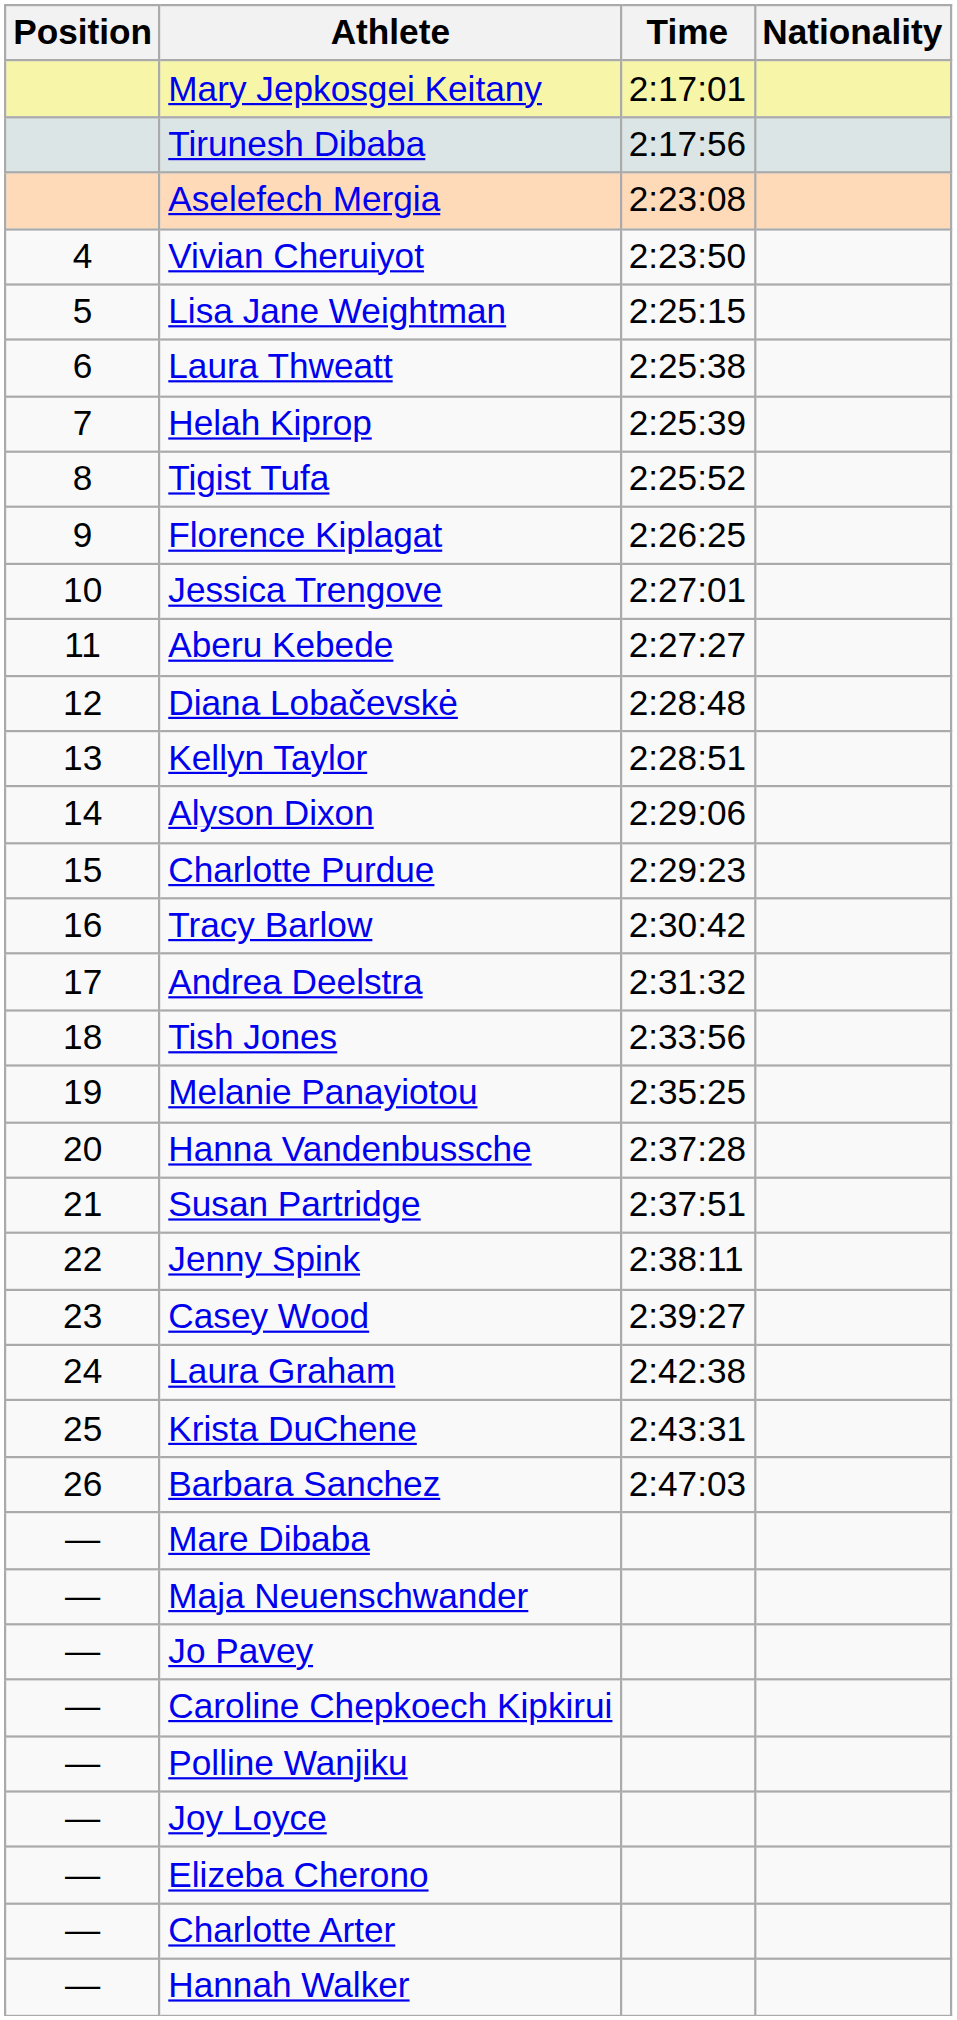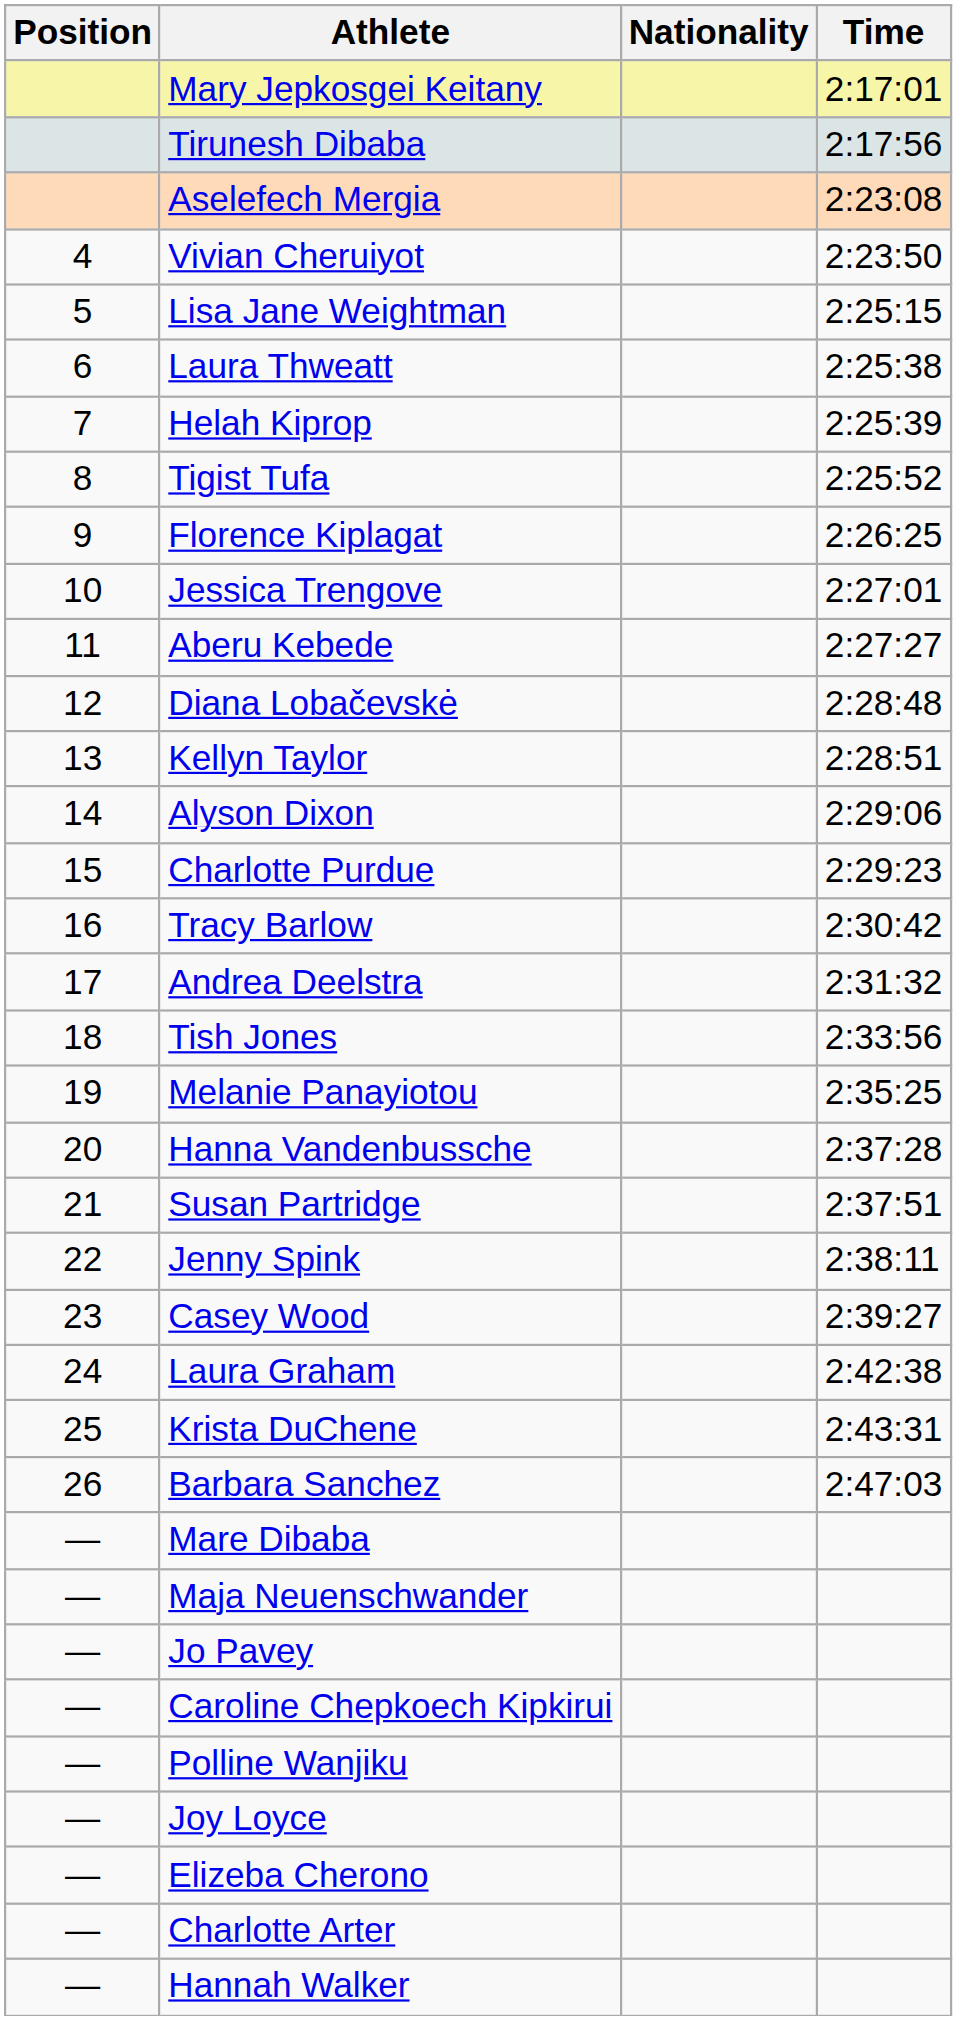columns swapped: (852, 32) <-> (687, 32)
